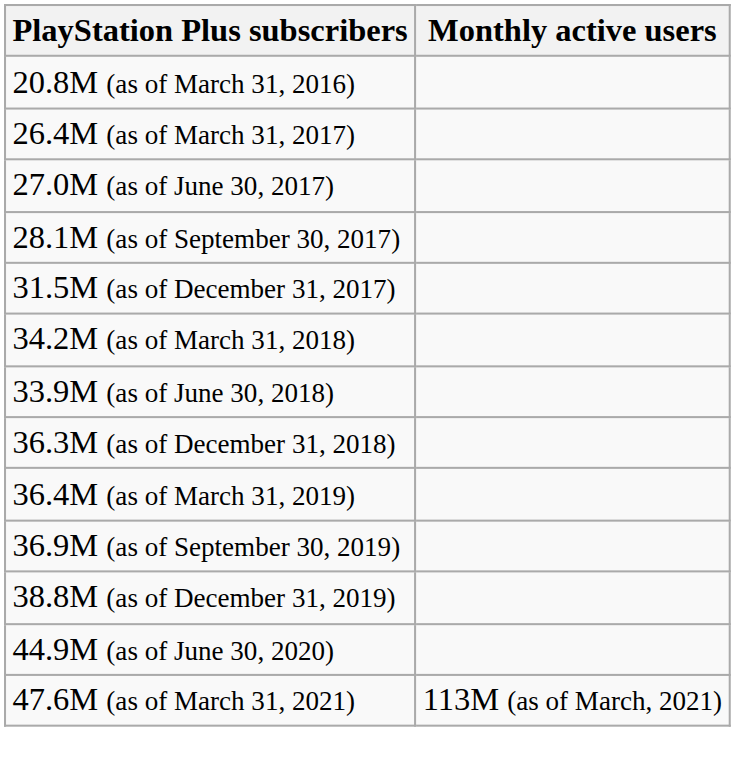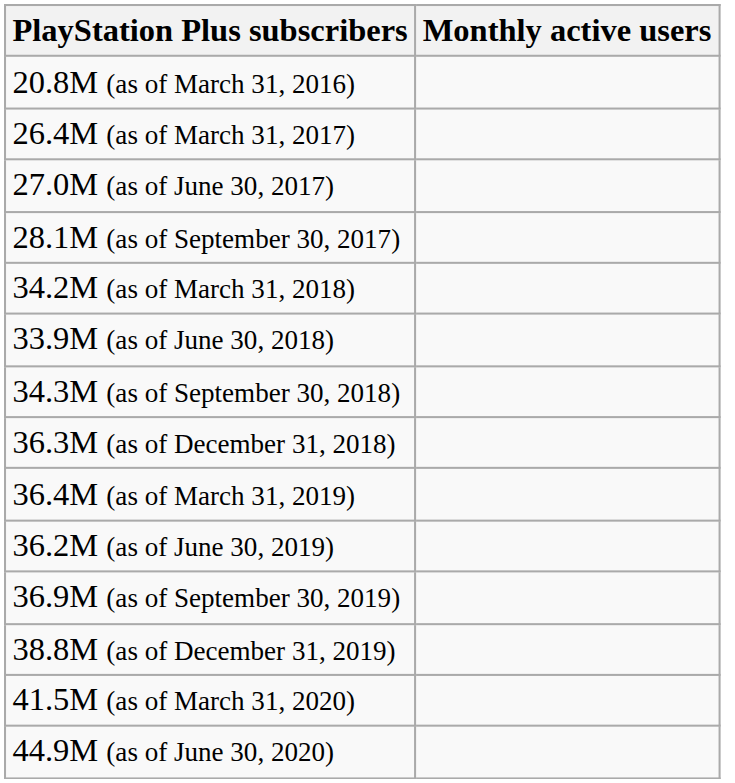- row: (204, 287)
+ row: (206, 390)
+ row: (173, 545)
+ row: (184, 699)
- row: (184, 699)
